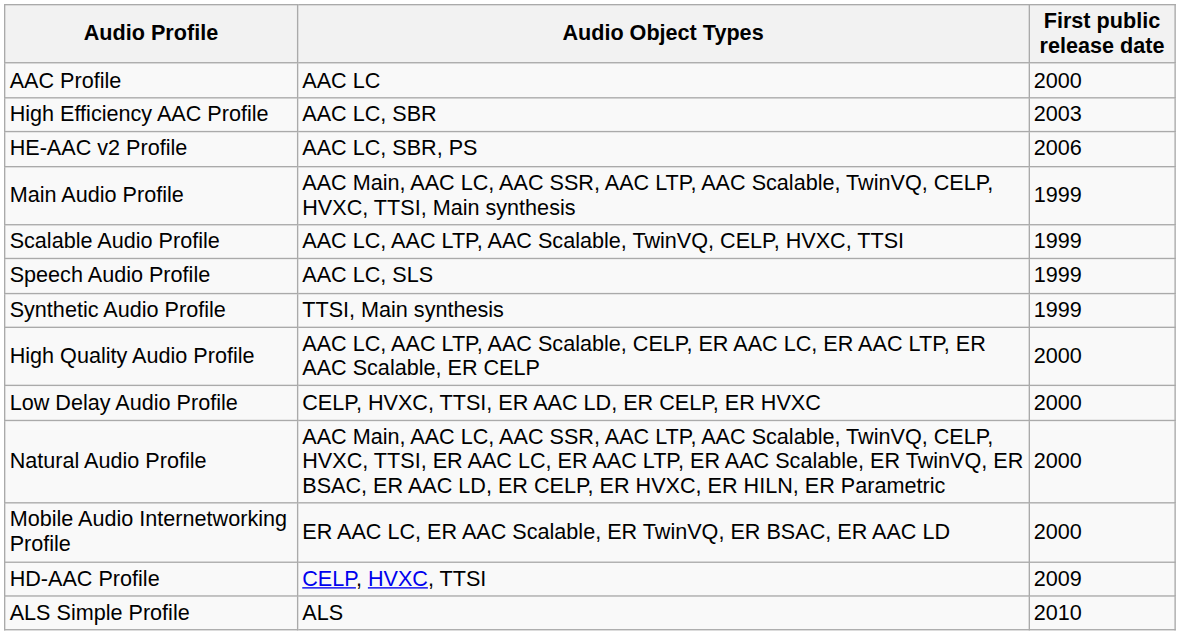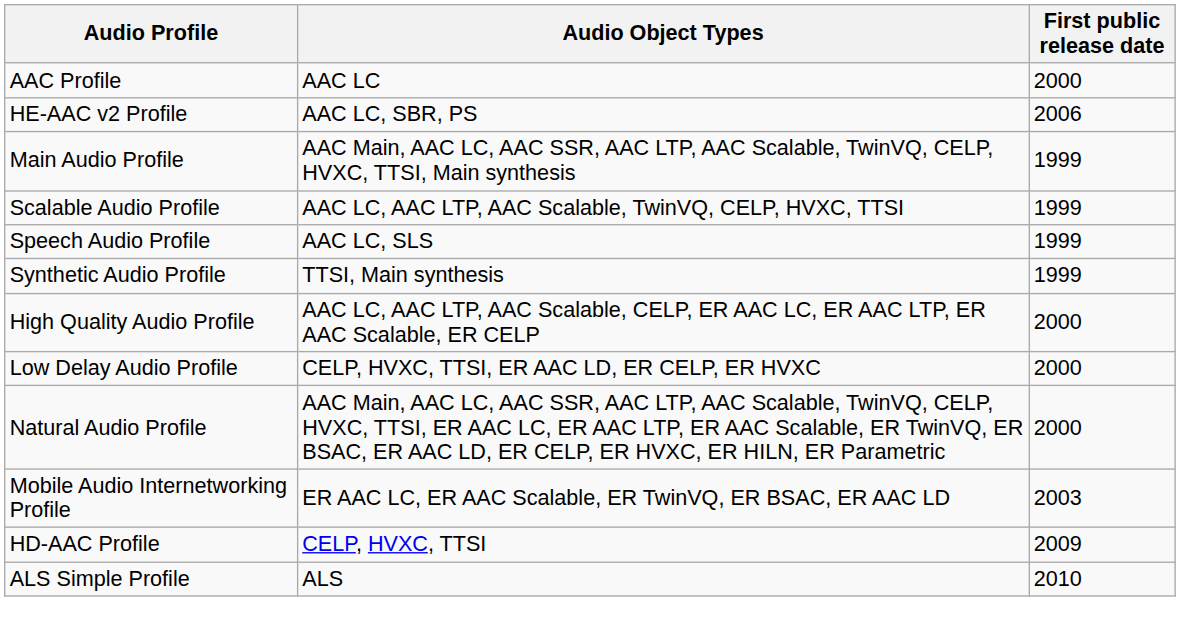- row: (139, 114)
(1058, 532) 2000 -> (1058, 497) 2003
